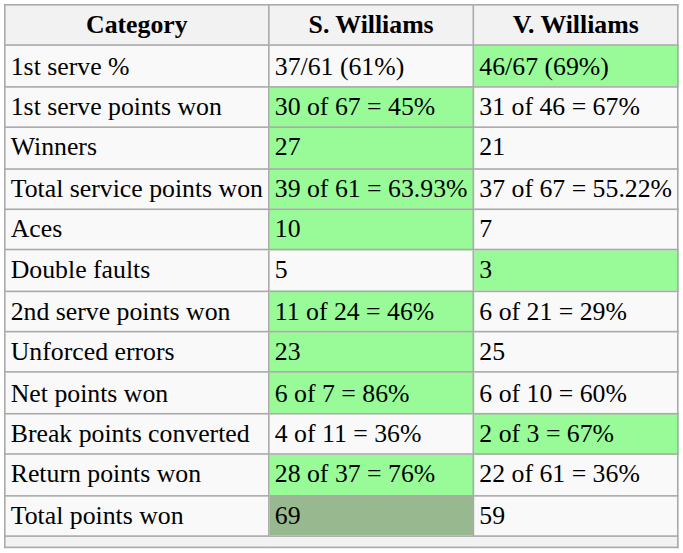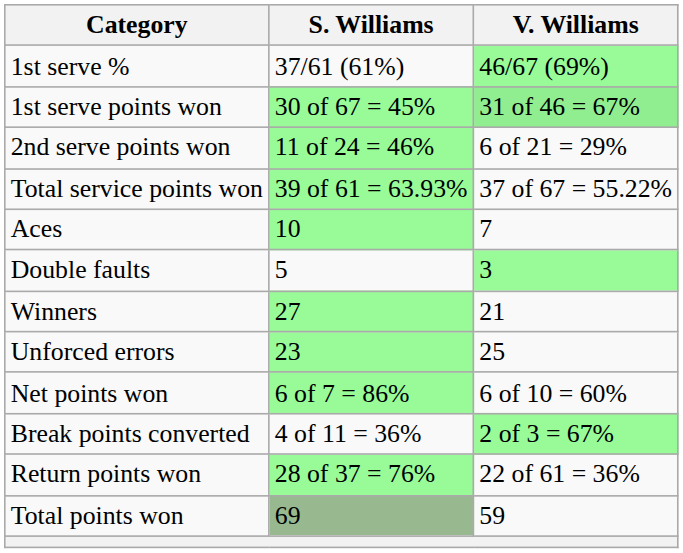(560, 106) no background -> (560, 106) lightgreen background
rows swapped: (121, 310) <-> (54, 147)
